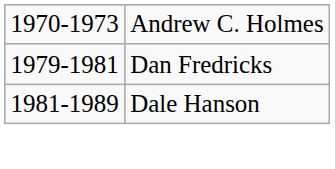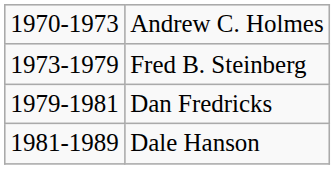+ row: (218, 63)
